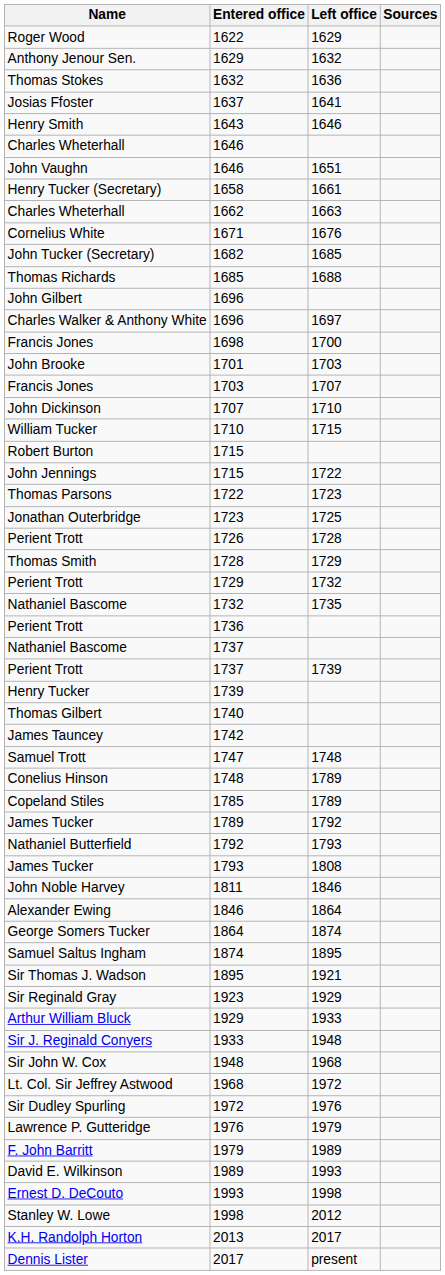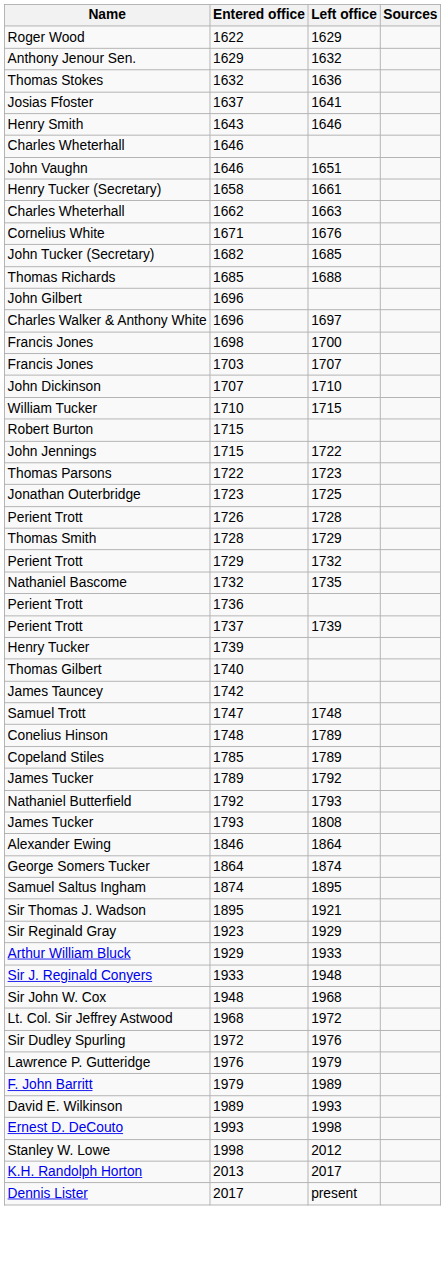- row: (46, 364)
- row: (67, 648)
- row: (66, 888)
